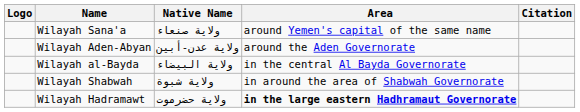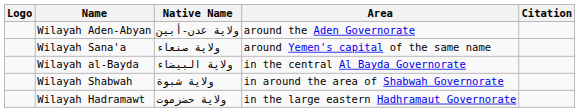rows swapped: (82, 30) <-> (94, 47)
(380, 99) bold -> (380, 99) normal
